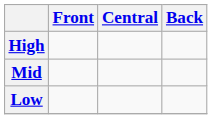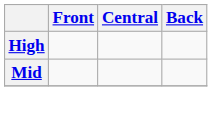- row: (27, 99)
